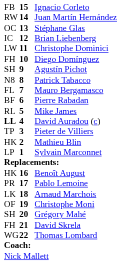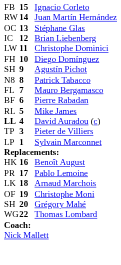- row: (58, 142)
- row: (58, 225)
